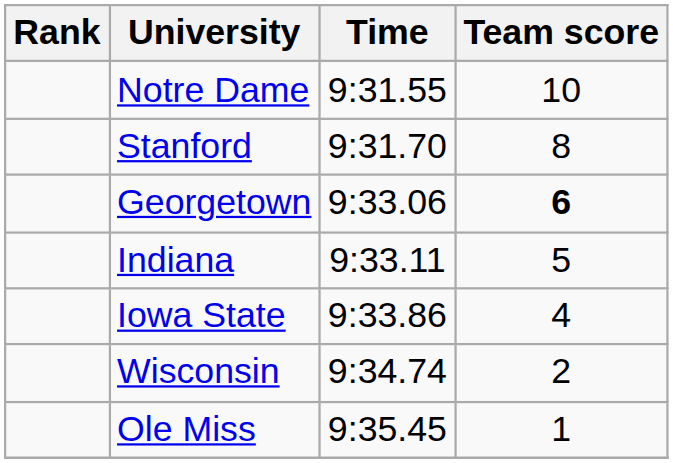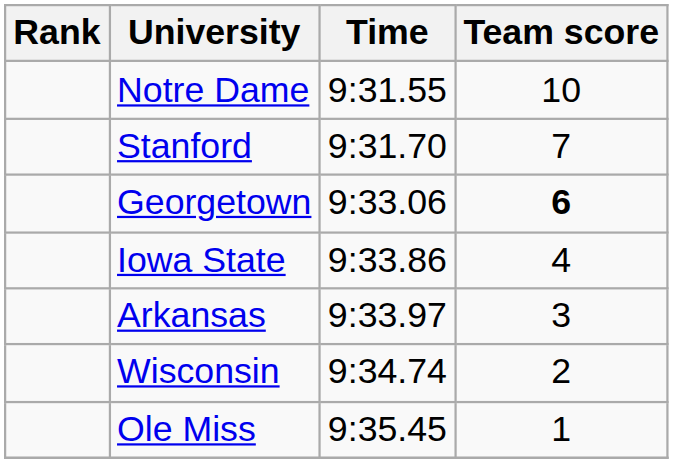(561, 145) 8 -> (561, 145) 7
- row: (176, 259)
+ row: (191, 315)
